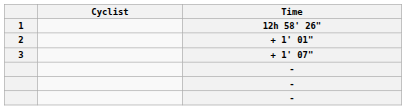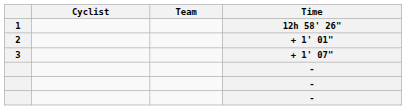+ column: (186, 12)
